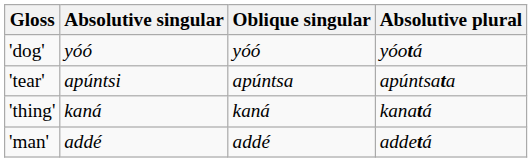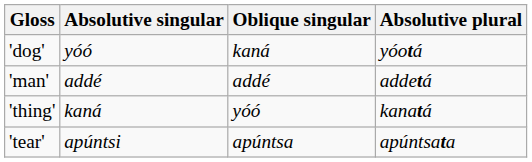(246, 50) yóó -> (251, 50) kaná
rows swapped: (29, 141) <-> (27, 80)
(251, 111) kaná -> (246, 111) yóó
